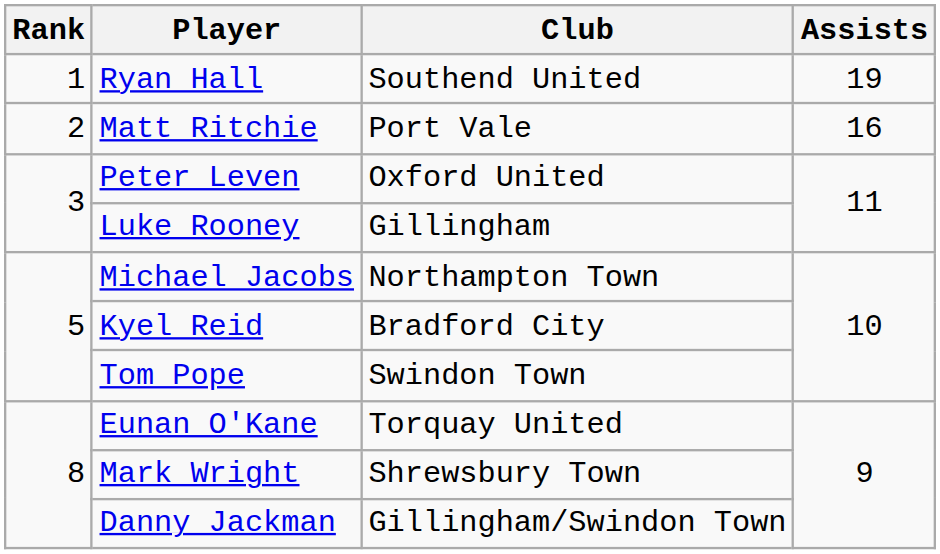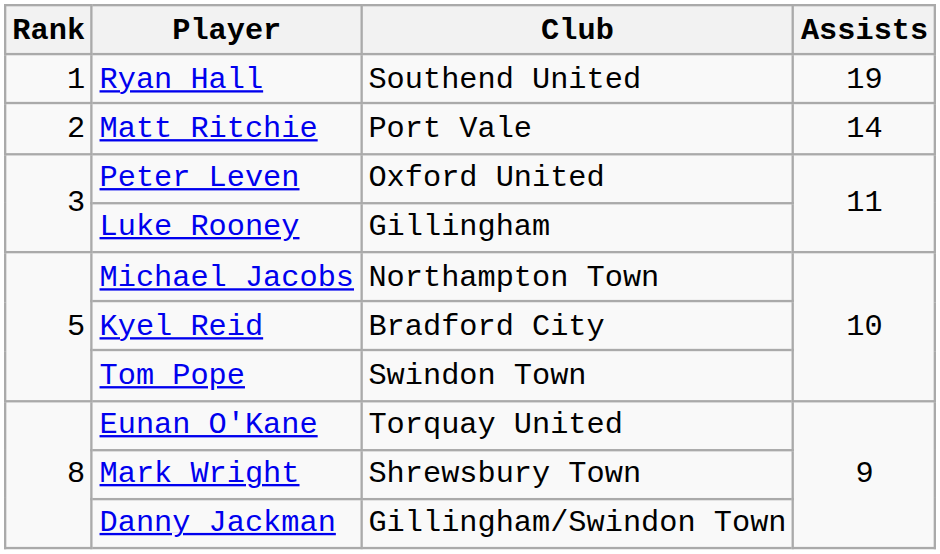(865, 129) 16 -> (865, 129) 14
